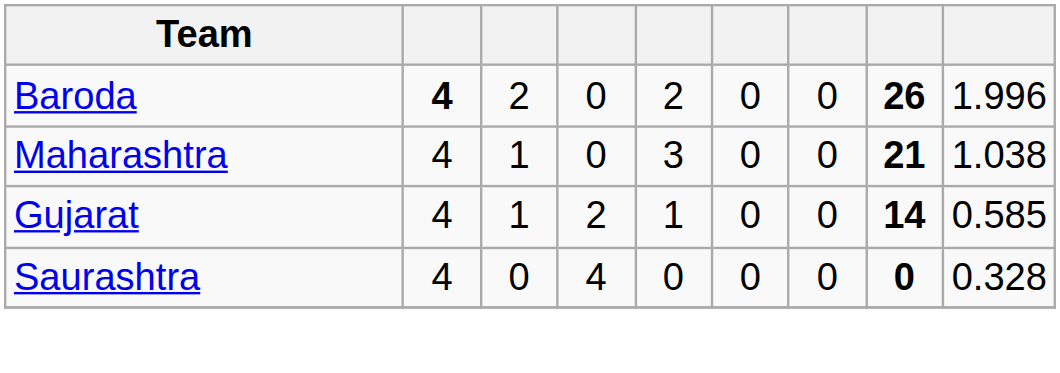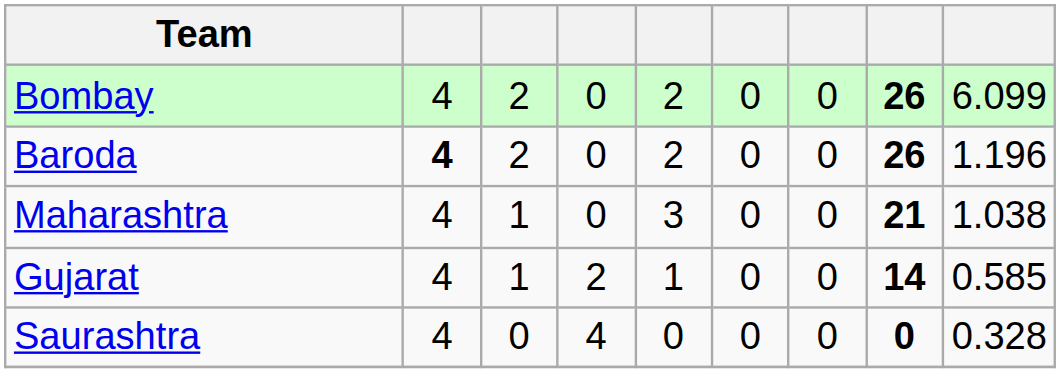+ row: (84, 95)
(999, 95) 1.996 -> (999, 155) 1.196
